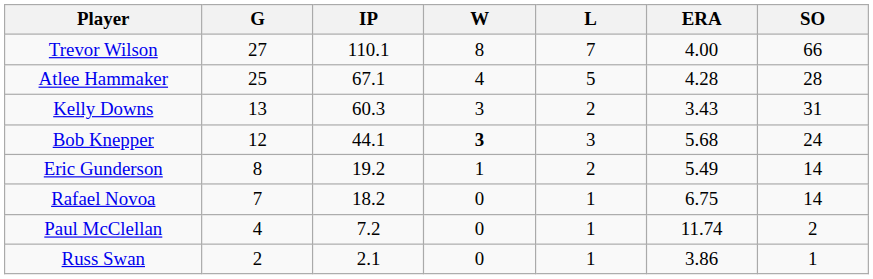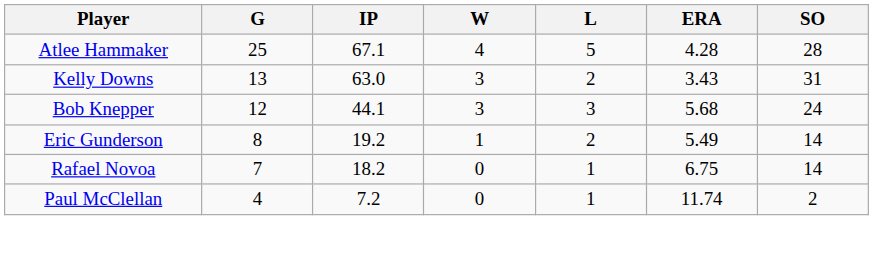- row: (103, 49)
(369, 109) 60.3 -> (369, 79) 63.0
(480, 139) bold -> (480, 109) normal
- row: (103, 259)
